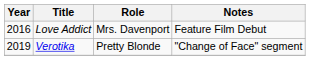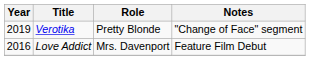rows swapped: (63, 30) <-> (55, 47)
